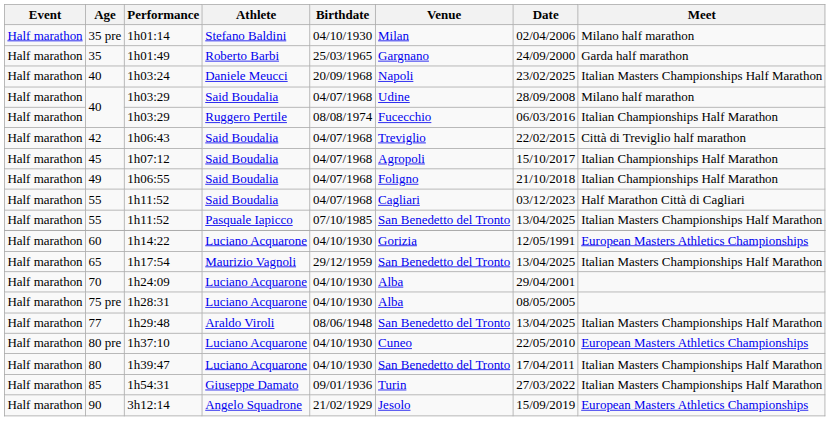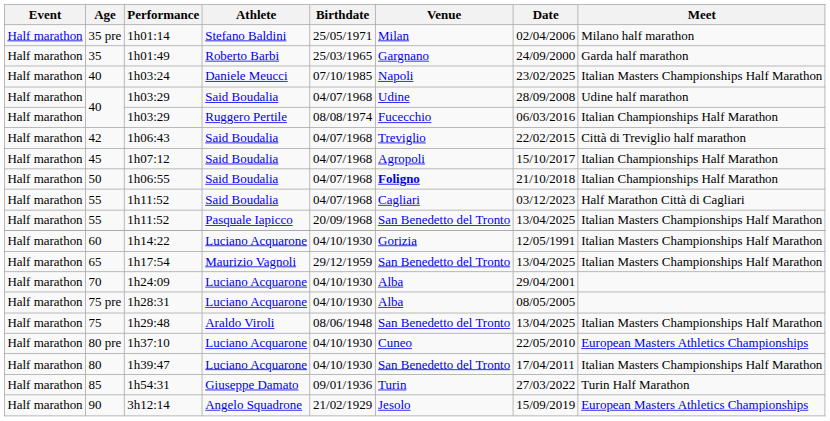(343, 35) 04/10/1930 -> (343, 35) 25/05/1971
(343, 76) 20/09/1968 -> (343, 76) 07/10/1985
(638, 96) Milano half marathon -> (635, 96) Udine half marathon
(95, 179) 49 -> (95, 179) 50
(398, 179) normal -> (399, 179) bold
(343, 220) 07/10/1985 -> (343, 220) 20/09/1968
(695, 240) European Masters Athletics Championships -> (702, 240) Italian Masters Championships Half Marathon
(95, 323) 77 -> (95, 323) 75
(702, 384) Italian Masters Championships Half Marathon -> (635, 384) Turin Half Marathon
